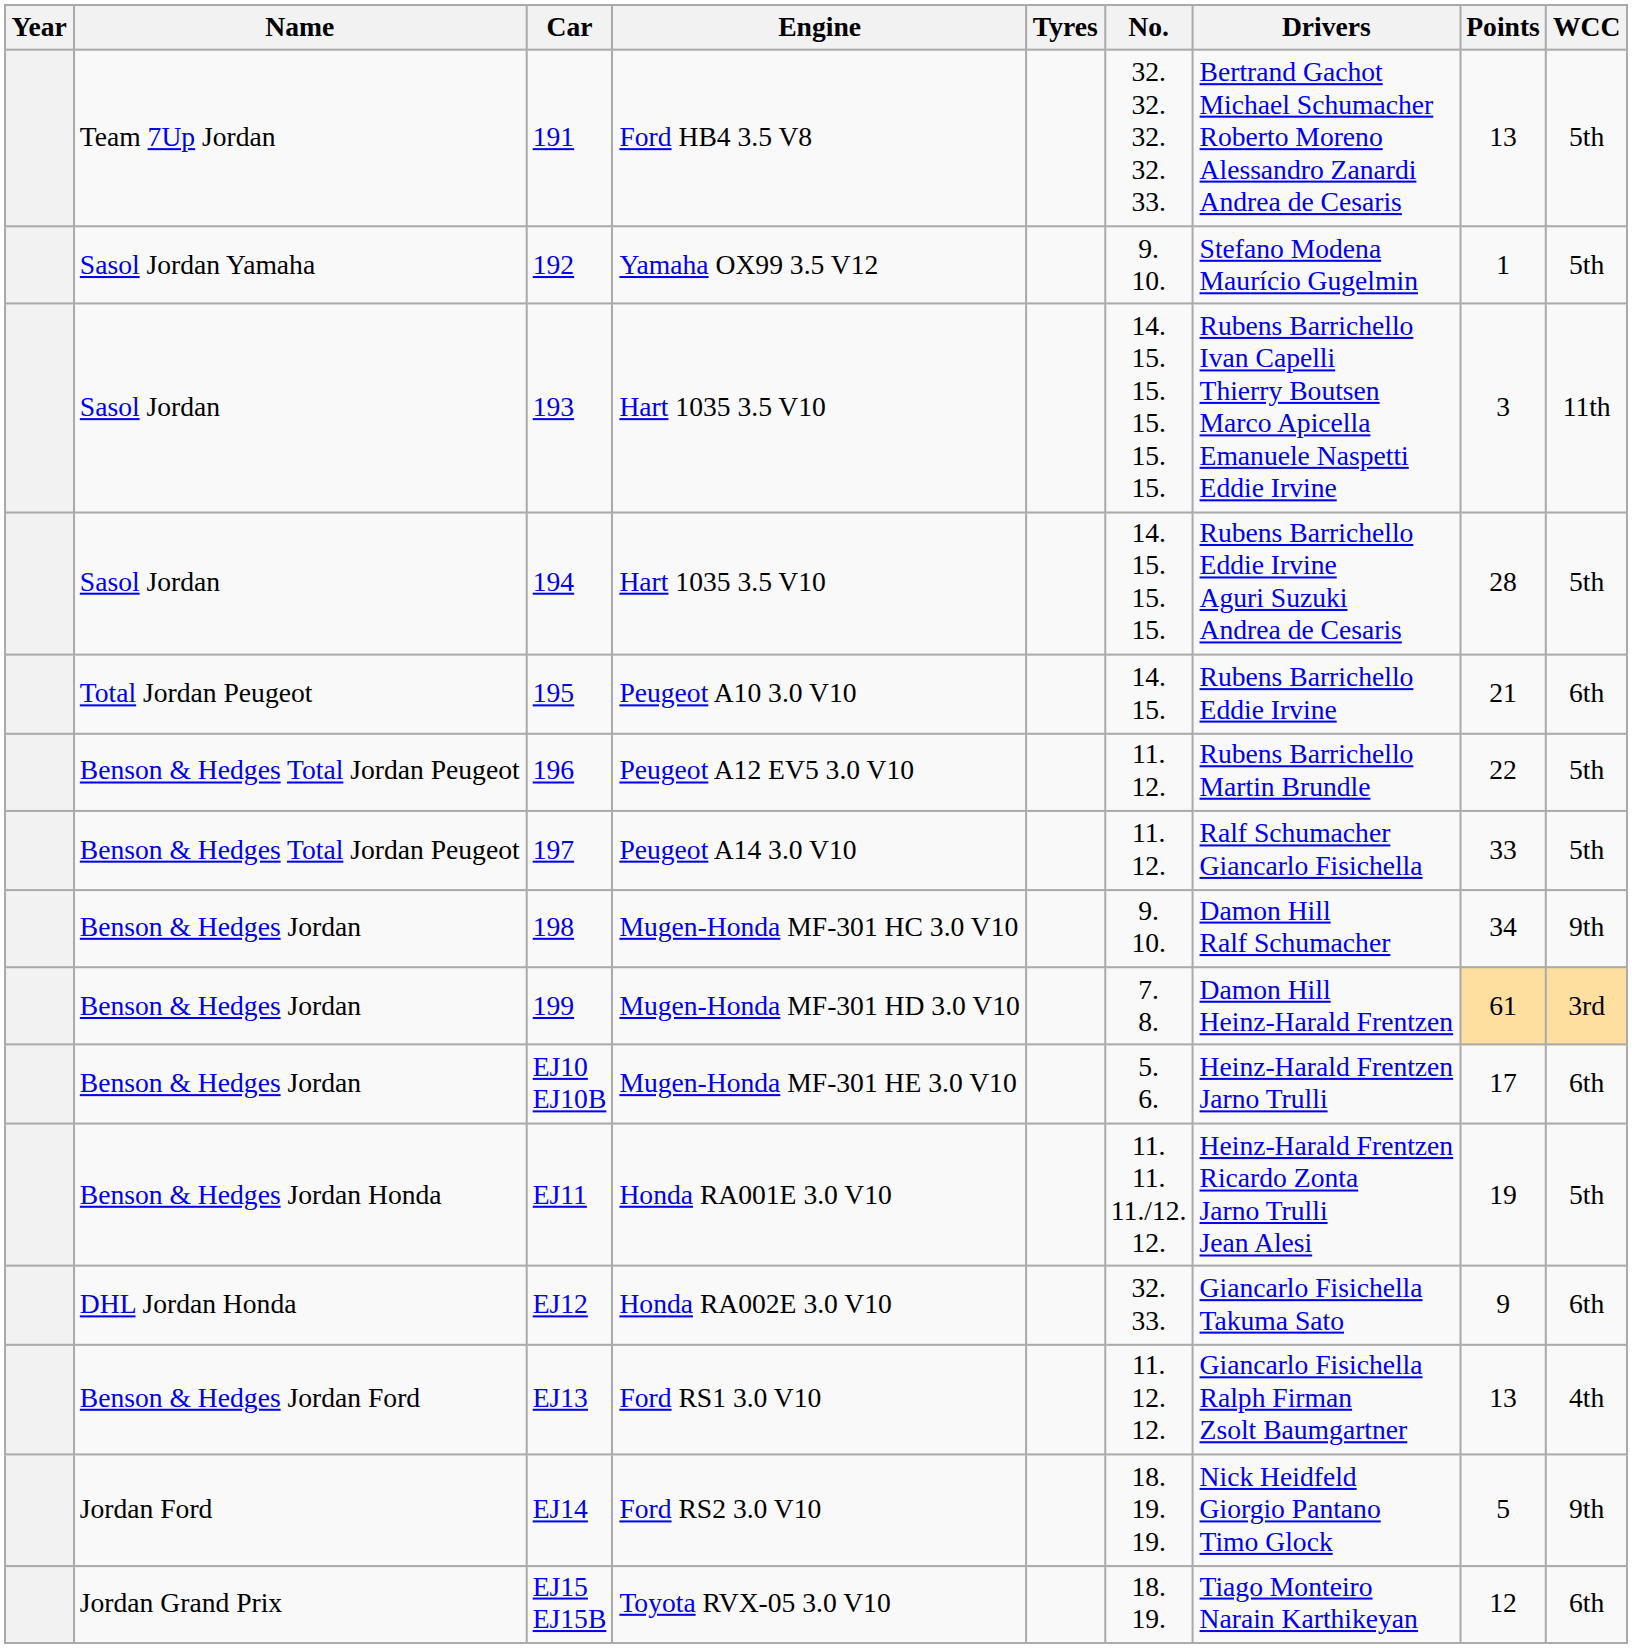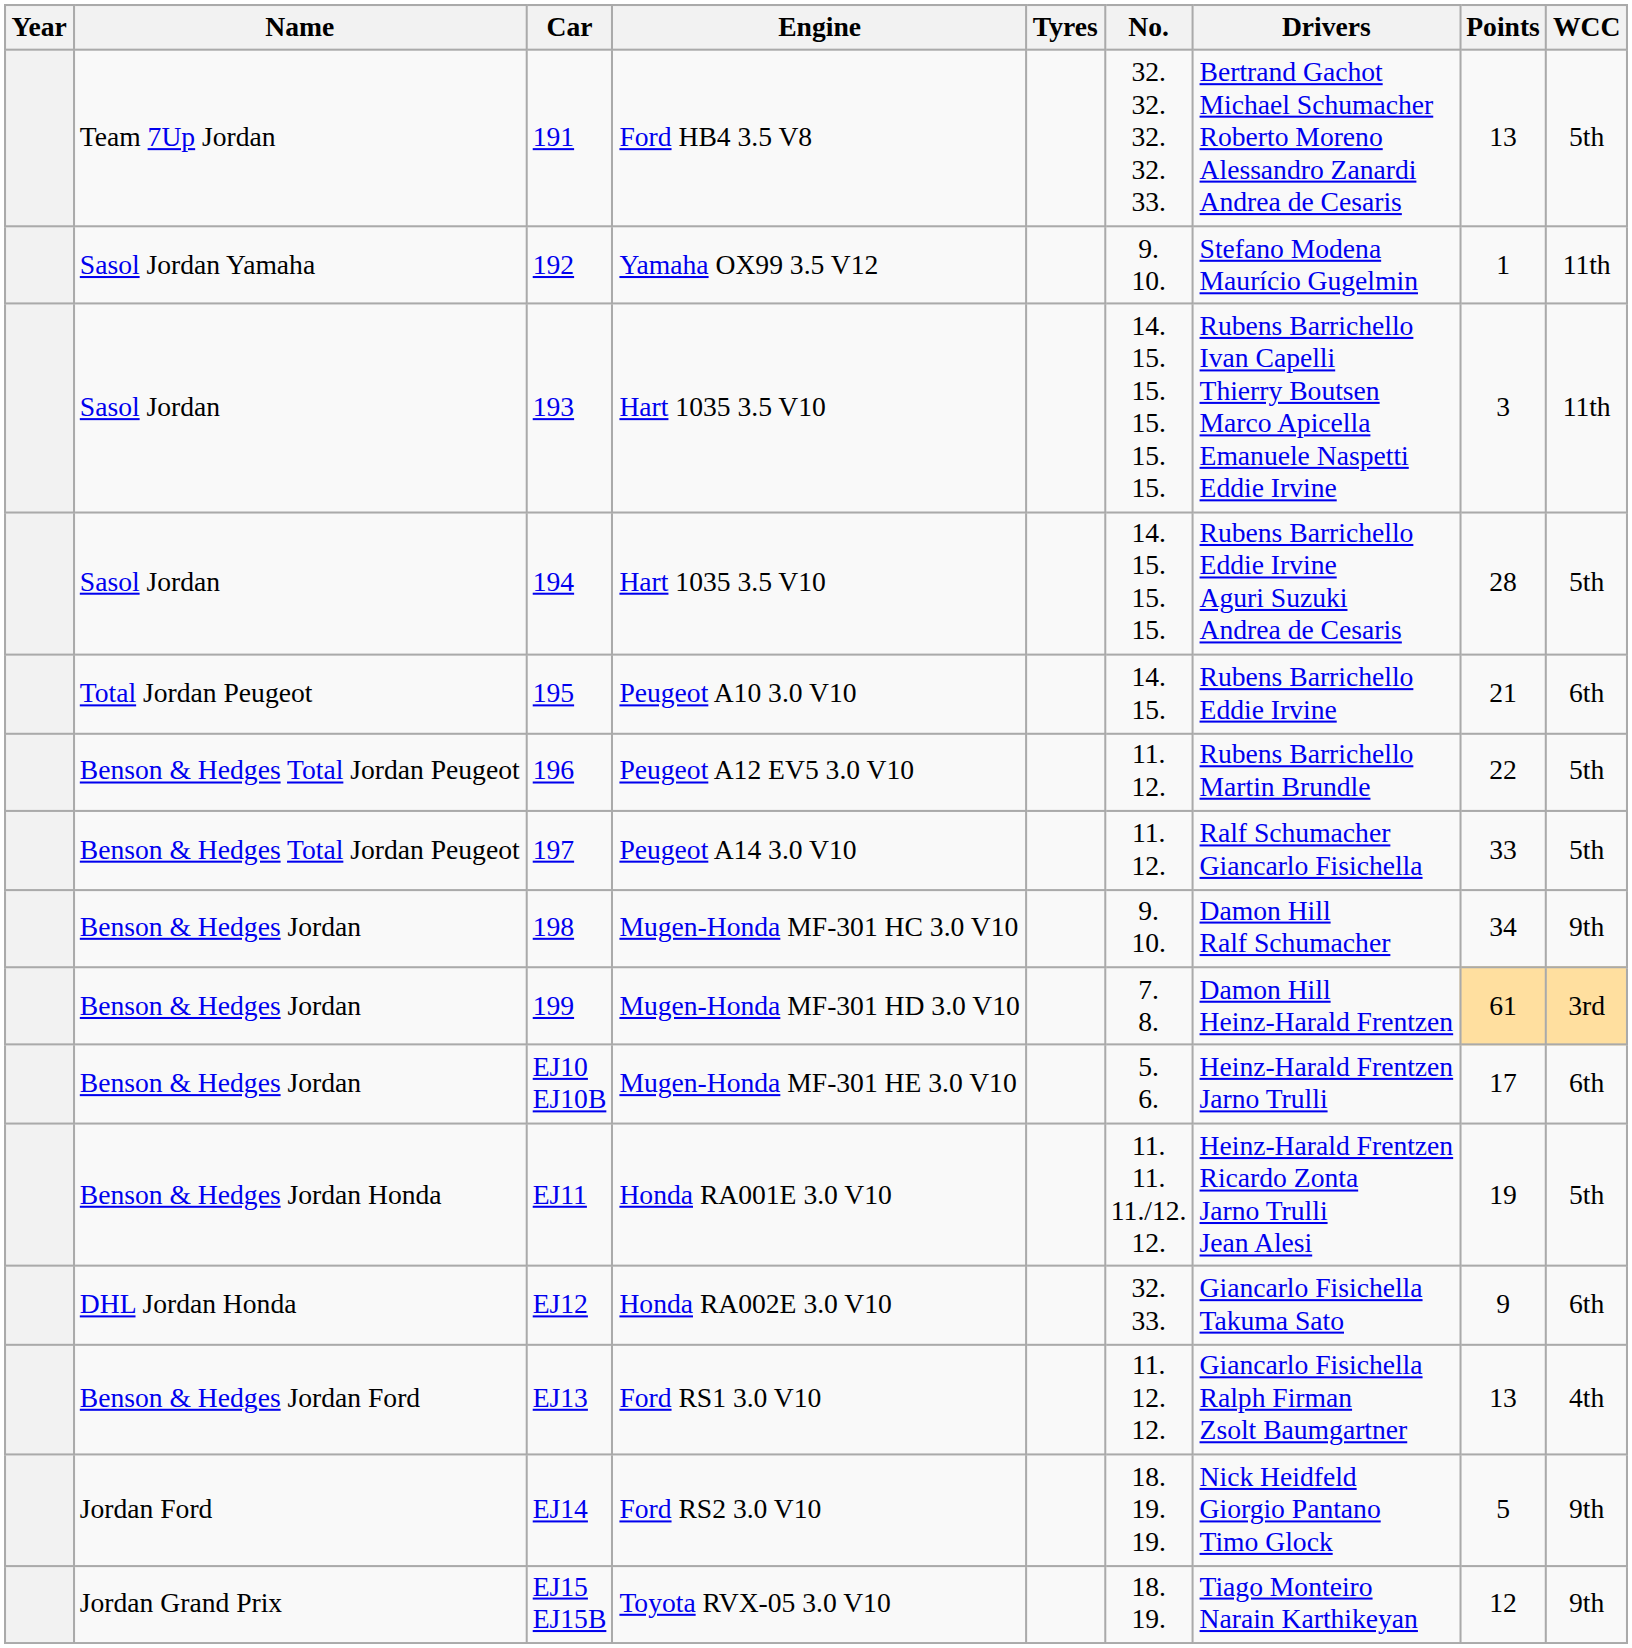(1587, 264) 5th -> (1587, 264) 11th
(1587, 1603) 6th -> (1587, 1603) 9th
